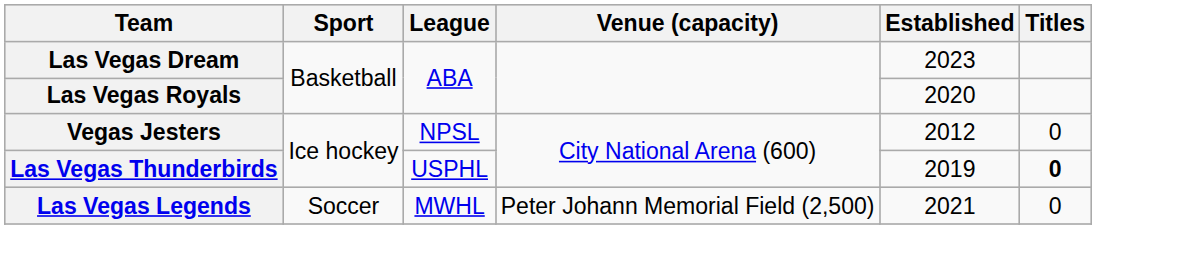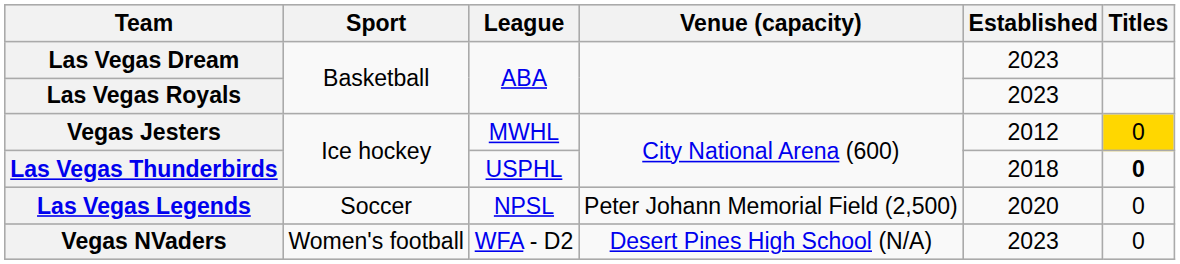(950, 96) 2020 -> (1033, 96) 2023
(450, 133) NPSL -> (524, 133) MWHL
(1055, 133) no background -> (1138, 133) gold background
(950, 169) 2019 -> (1033, 169) 2018
(450, 205) MWHL -> (524, 205) NPSL
(950, 205) 2021 -> (1033, 205) 2020
+ row: (144, 242)
